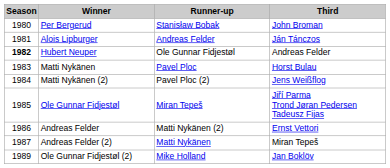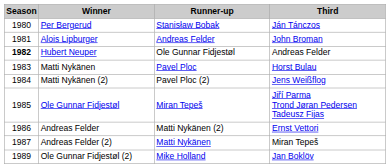(297, 25) John Broman -> (296, 25) Ján Tánczos
(296, 39) Ján Tánczos -> (297, 39) John Broman
